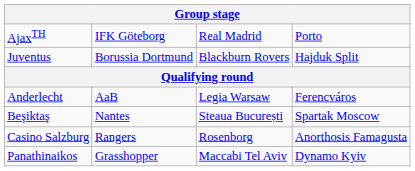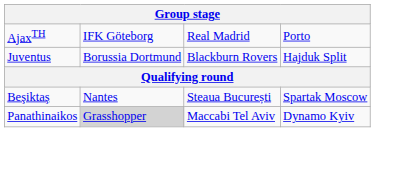- row: (35, 96)
- row: (48, 136)
(126, 156) no background -> (115, 116) lightgrey background
